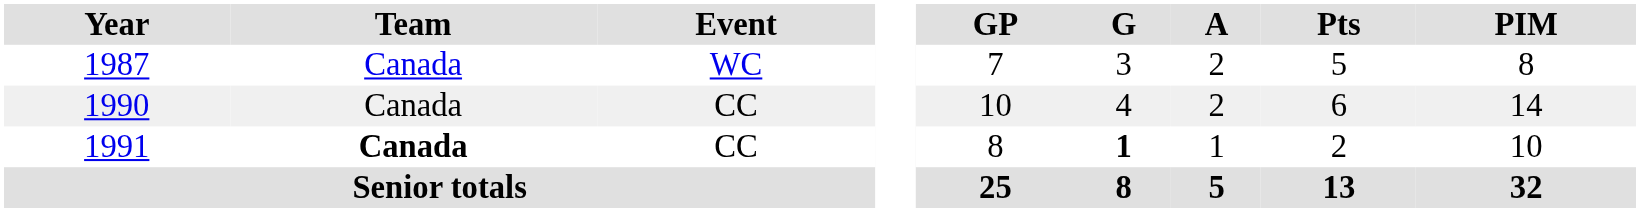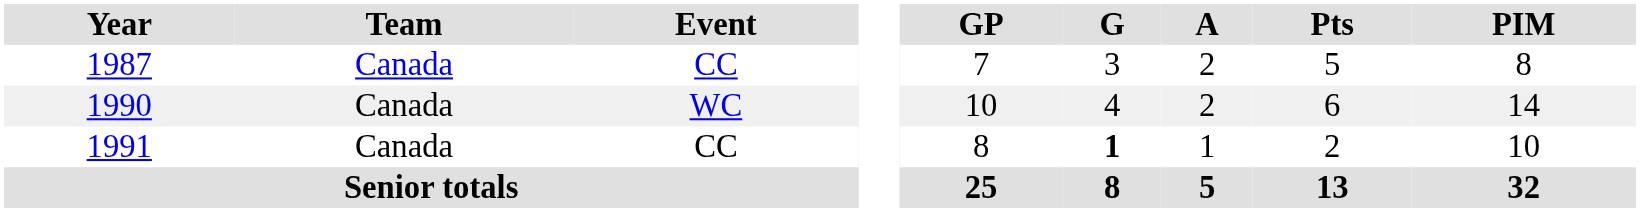(736, 64) WC -> (716, 64) CC
(736, 105) CC -> (716, 105) WC
(413, 146) bold -> (404, 146) normal
